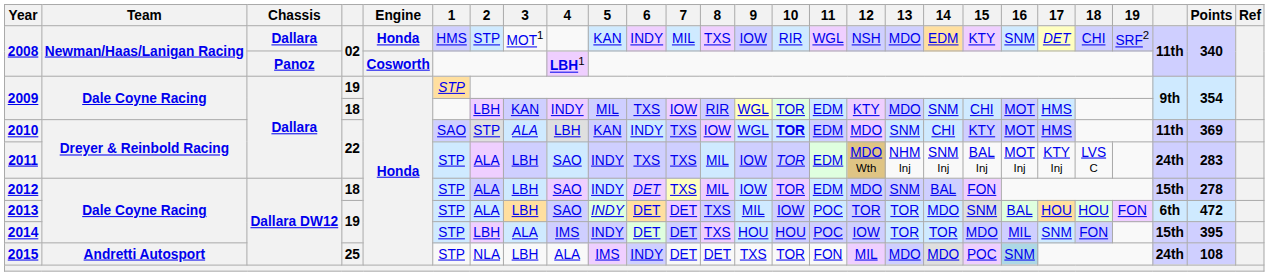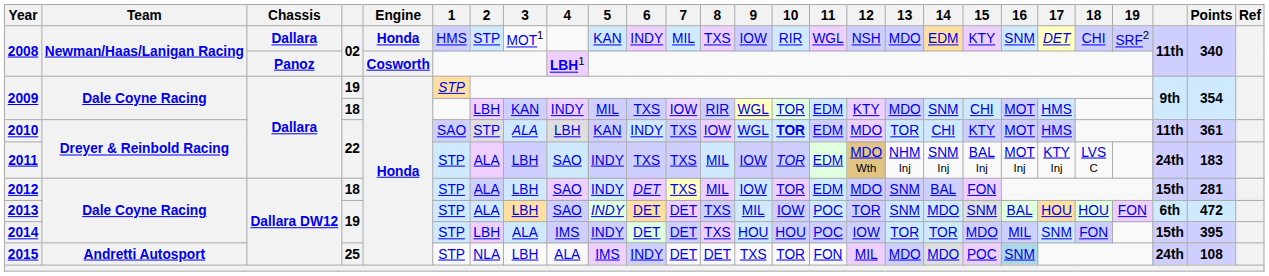(905, 130) SNM -> (905, 130) TOR
(1211, 130) 369 -> (1211, 130) 361
(1211, 160) 283 -> (1211, 160) 183
(1211, 189) 278 -> (1211, 189) 281
(905, 210) TOR -> (905, 210) SNM
